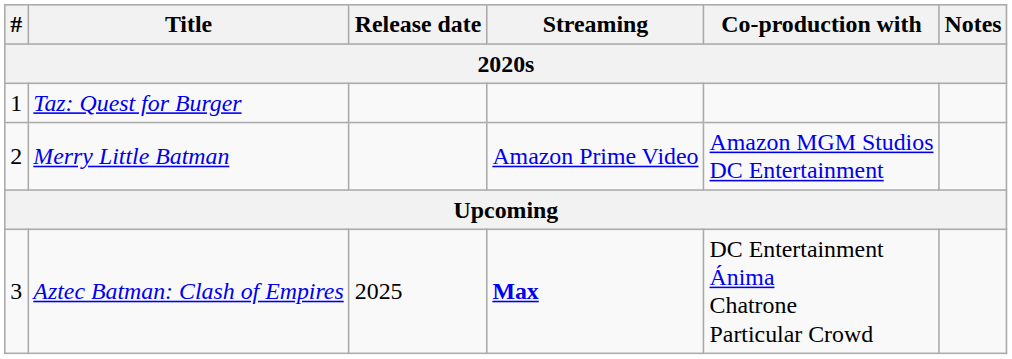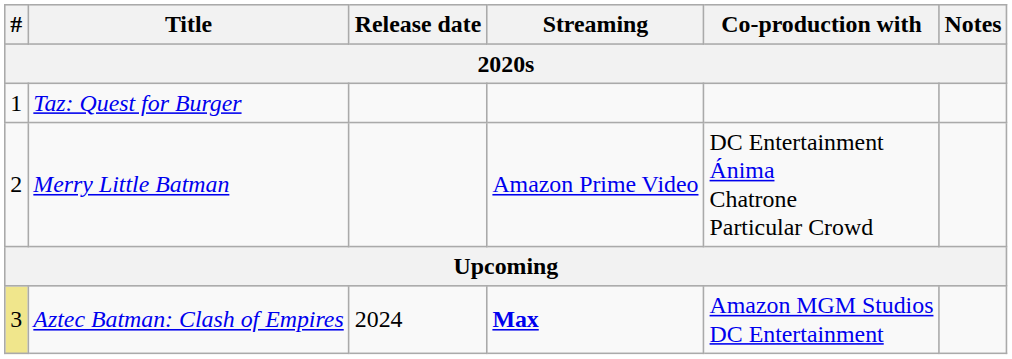(822, 156) Amazon MGM Studios DC Entertainment -> (797, 184) DC Entertainment Ánima Chatrone Particular Crowd
(16, 291) no background -> (16, 320) khaki background
(379, 291) 2025 -> (379, 320) 2024
(797, 291) DC Entertainment Ánima Chatrone Particular Crowd -> (822, 320) Amazon MGM Studios DC Entertainment
